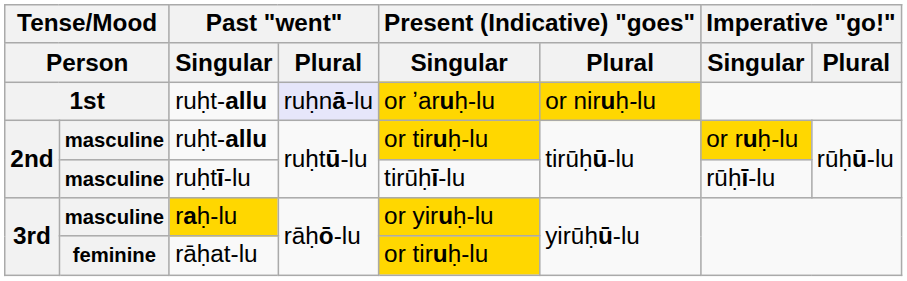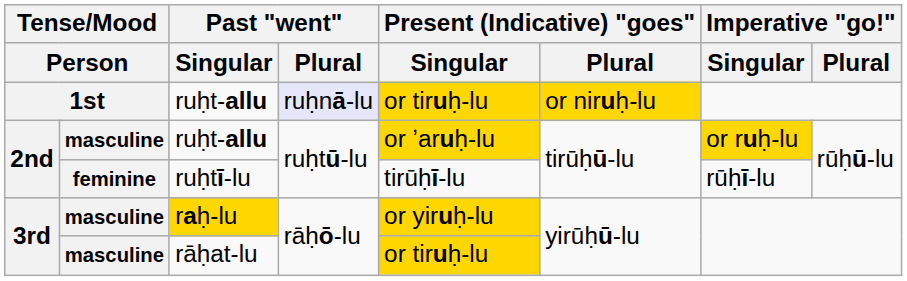(440, 100) or ʼaruḥ-lu -> (436, 100) or tiruḥ-lu
(436, 139) or tiruḥ-lu -> (440, 139) or ʼaruḥ-lu
(114, 179) masculine -> (114, 179) feminine
(114, 256) feminine -> (114, 256) masculine
